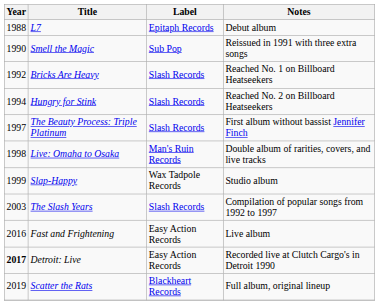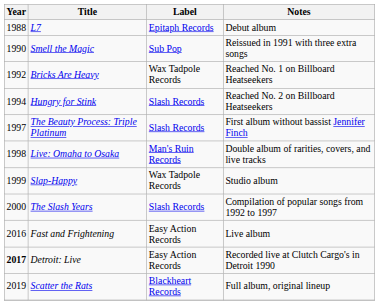(177, 75) Slash Records -> (174, 75) Wax Tadpole Records
(16, 207) 2003 -> (16, 207) 2000
